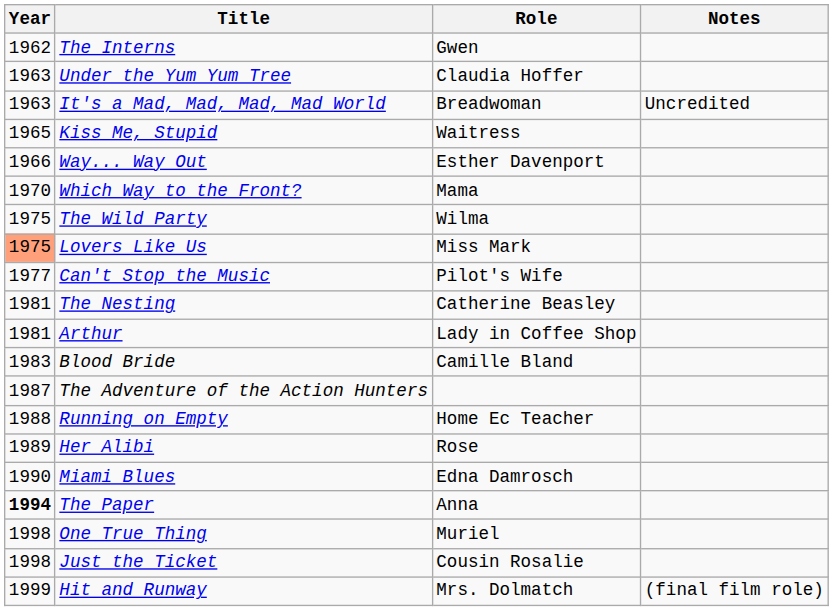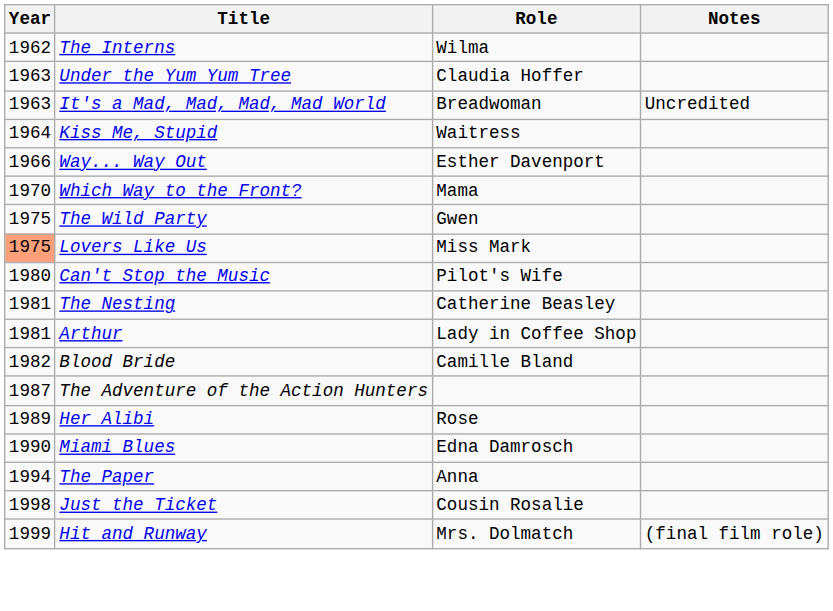(457, 48) Gwen -> (463, 48) Wilma
(30, 133) 1965 -> (30, 133) 1964
(463, 219) Wilma -> (457, 219) Gwen
(30, 276) 1977 -> (30, 276) 1980
(30, 362) 1983 -> (30, 362) 1982
- row: (144, 419)
(30, 505) bold -> (30, 477) normal
- row: (133, 534)
